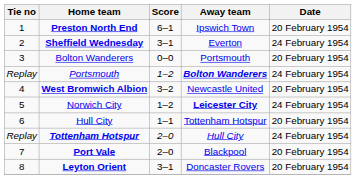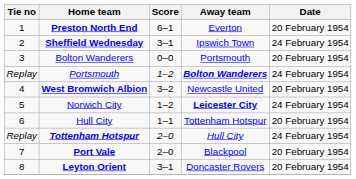(225, 27) Ipswich Town -> (225, 27) Everton
(225, 43) Everton -> (225, 43) Ipswich Town
